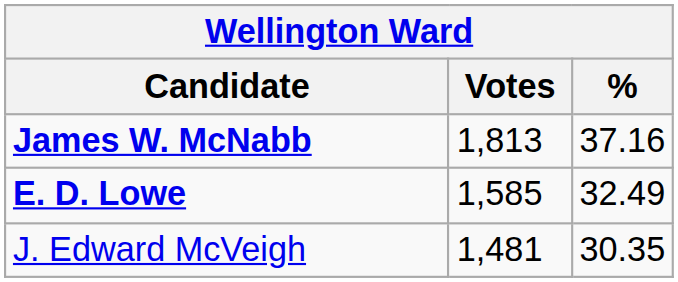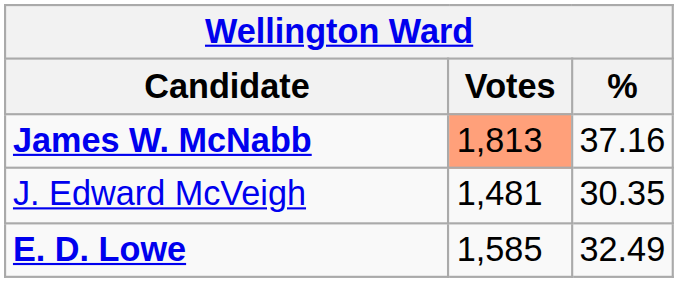(500, 140) no background -> (500, 140) lightsalmon background
rows swapped: (100, 194) <-> (160, 248)
